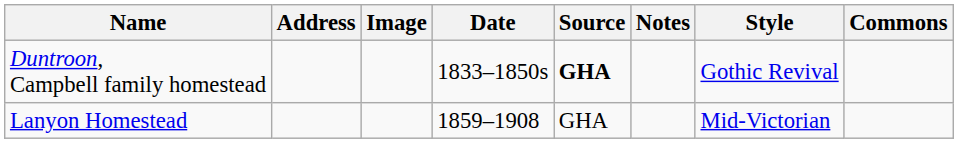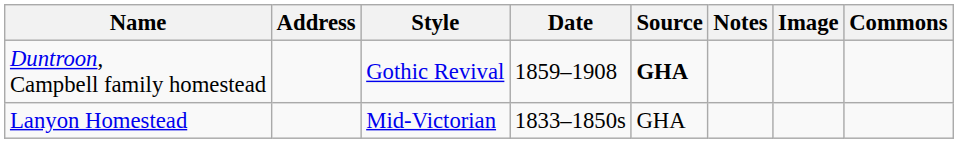columns swapped: (770, 22) <-> (396, 22)
(493, 71) 1833–1850s -> (566, 71) 1859–1908
(488, 120) 1859–1908 -> (570, 120) 1833–1850s
